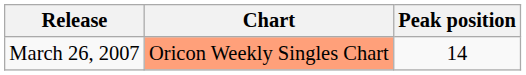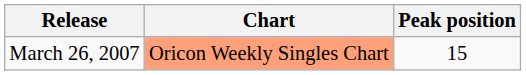(457, 53) 14 -> (457, 53) 15
